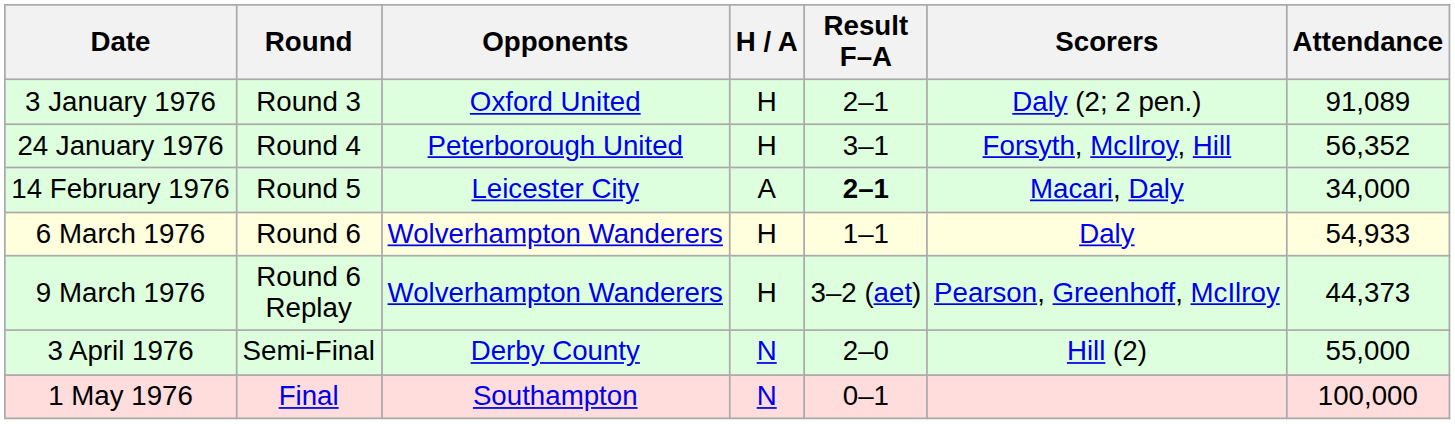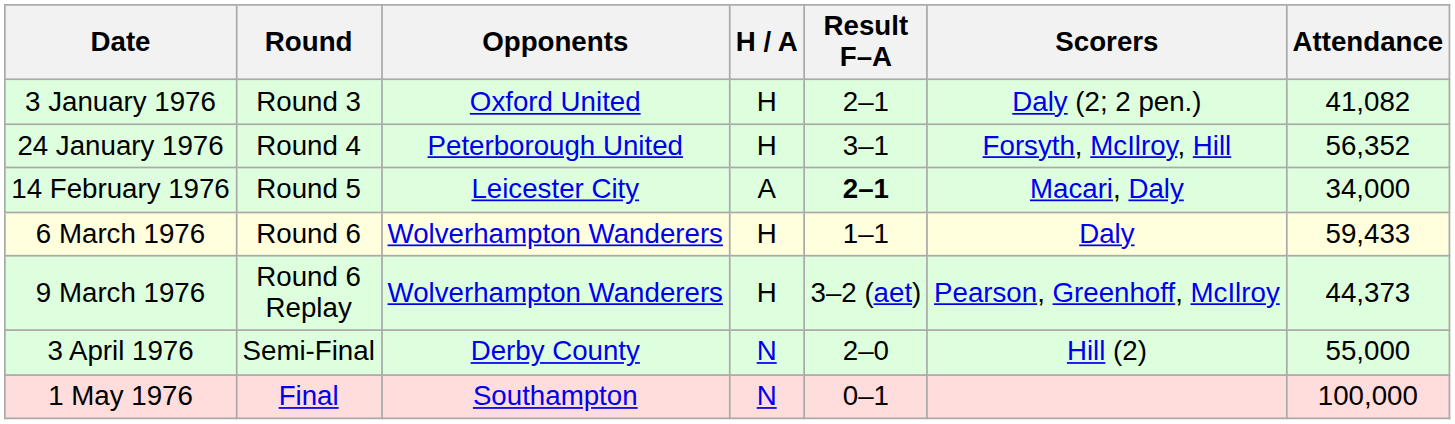(1368, 101) 91,089 -> (1368, 101) 41,082
(1368, 233) 54,933 -> (1368, 233) 59,433
